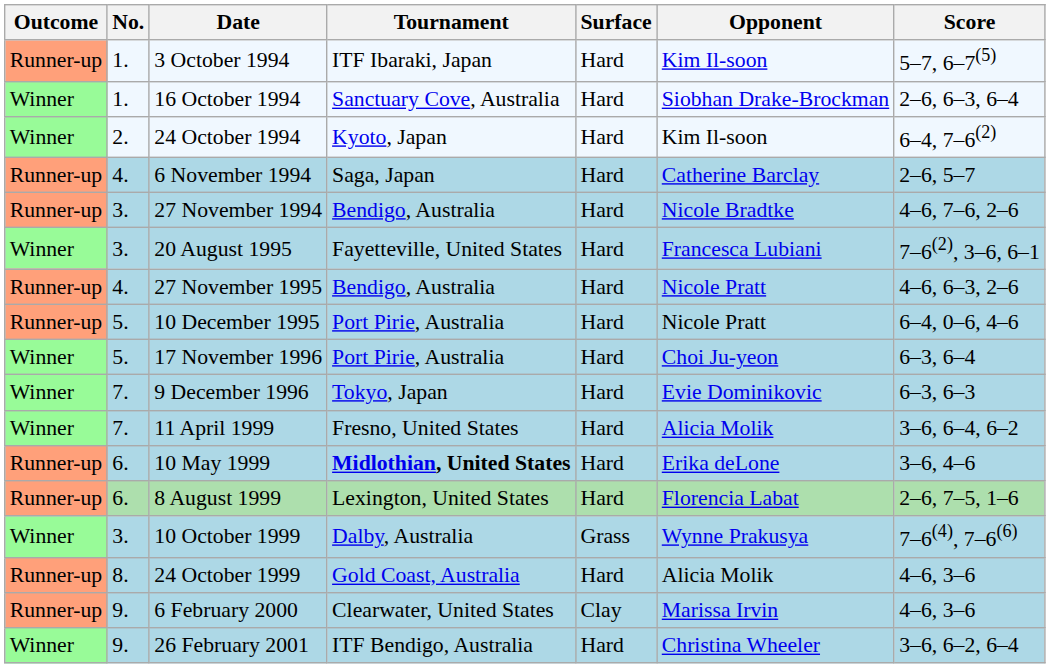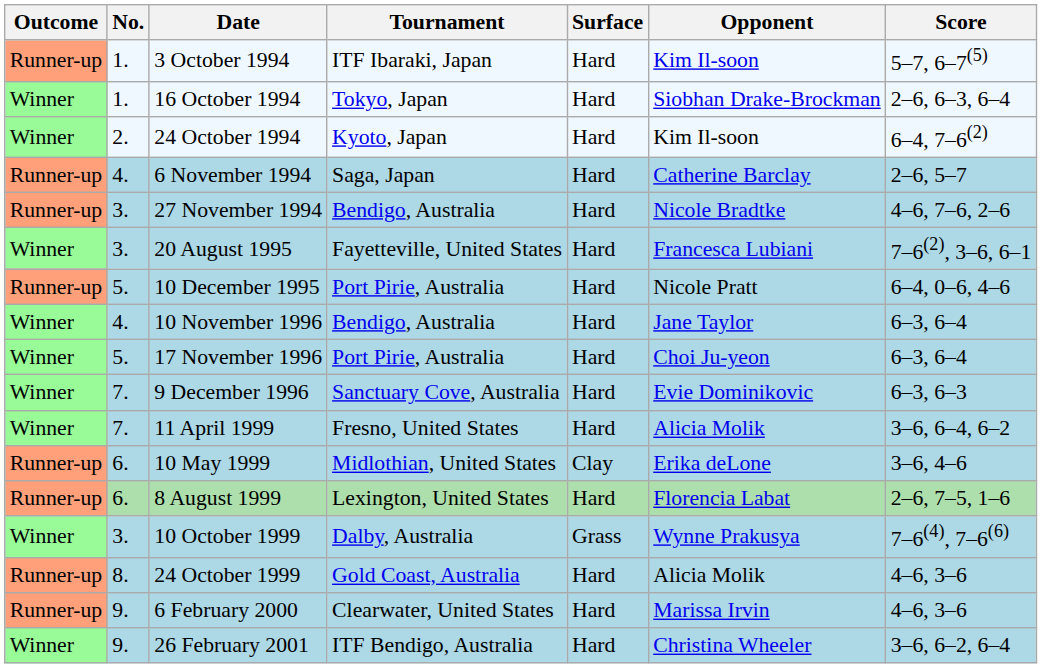(446, 98) Sanctuary Cove, Australia -> (390, 98) Tokyo, Japan
- row: (238, 286)
+ row: (238, 321)
(390, 391) Tokyo, Japan -> (446, 391) Sanctuary Cove, Australia
(451, 462) bold -> (444, 462) normal
(602, 462) Hard -> (593, 462) Clay
(601, 609) Clay -> (594, 609) Hard
